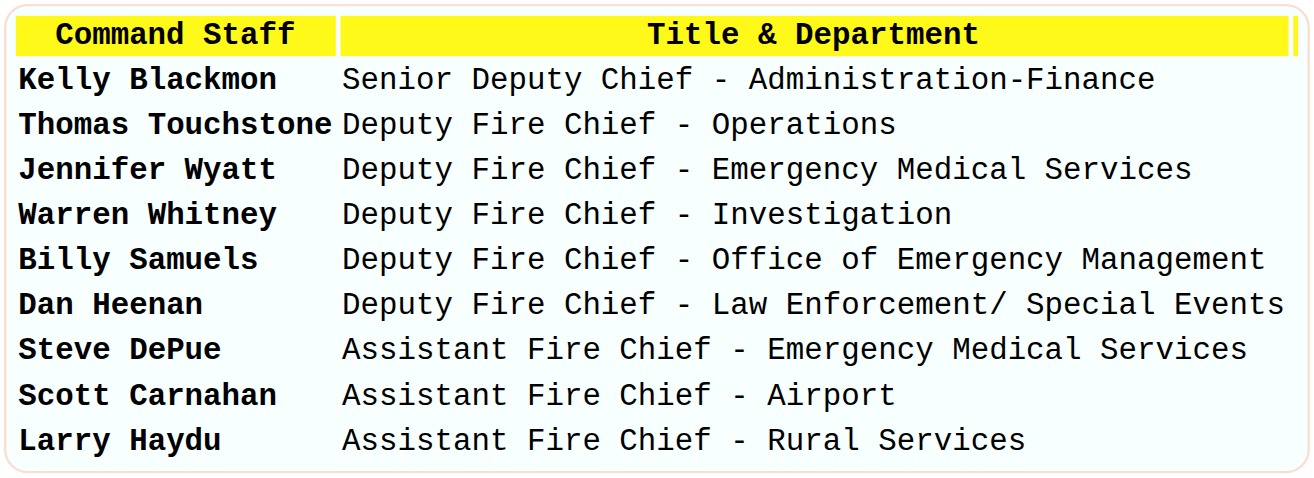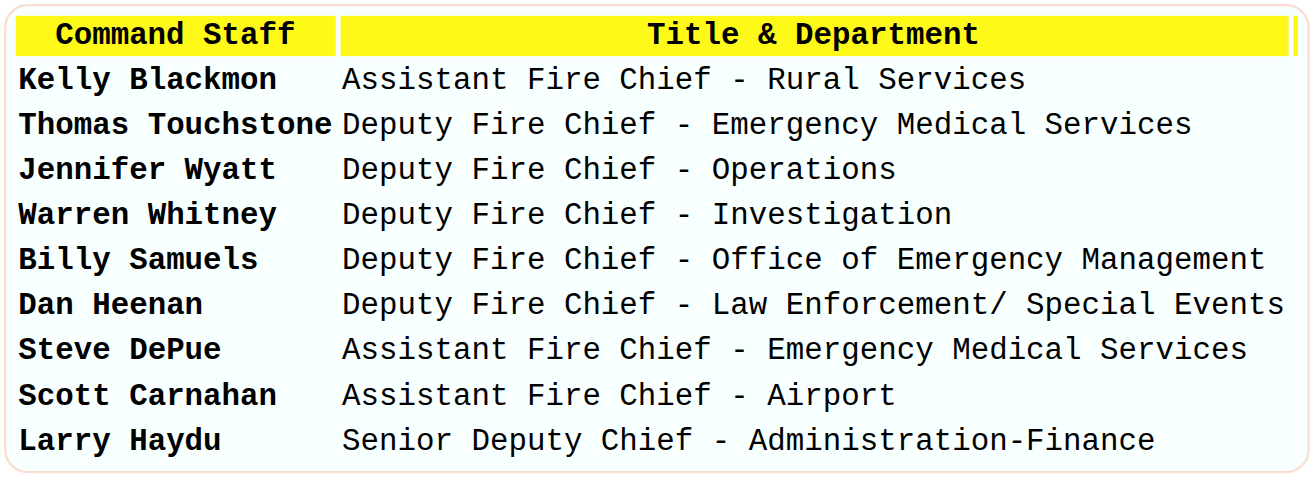(749, 81) Senior Deputy Chief - Administration-Finance -> (684, 81) Assistant Fire Chief - Rural Services
(619, 126) Deputy Fire Chief - Operations -> (767, 126) Deputy Fire Chief - Emergency Medical Services
(767, 171) Deputy Fire Chief - Emergency Medical Services -> (619, 171) Deputy Fire Chief - Operations
(684, 441) Assistant Fire Chief - Rural Services -> (749, 441) Senior Deputy Chief - Administration-Finance
